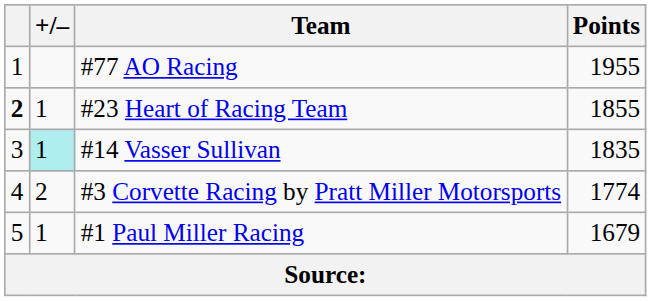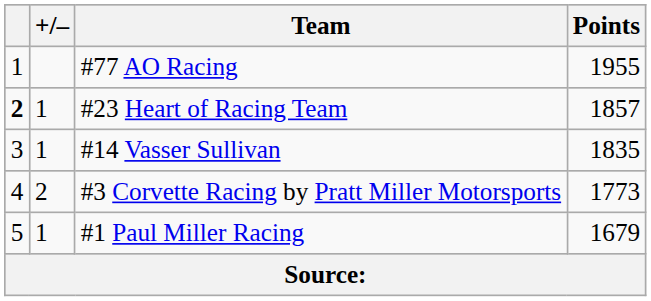(615, 108) 1855 -> (615, 108) 1857
(41, 150) paleturquoise background -> (41, 150) no background
(615, 191) 1774 -> (615, 191) 1773
